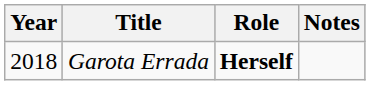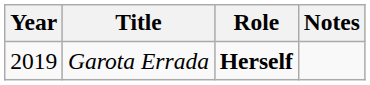(34, 60) 2018 -> (34, 60) 2019
